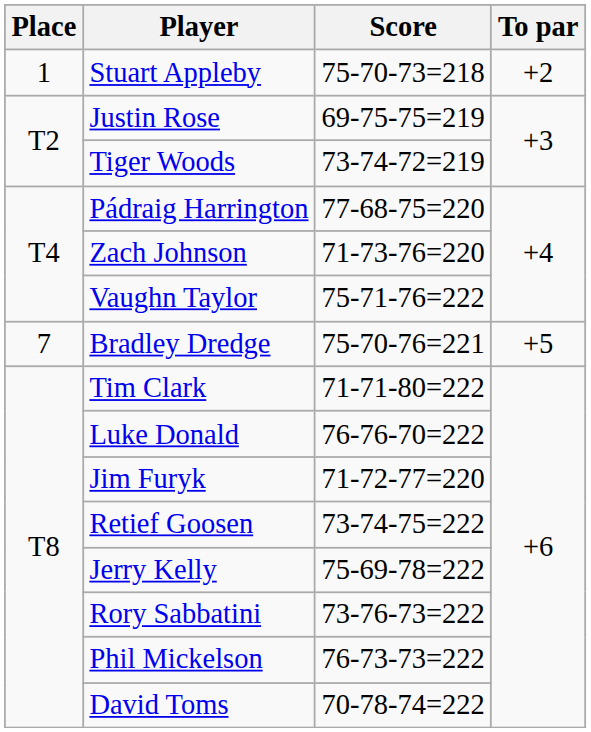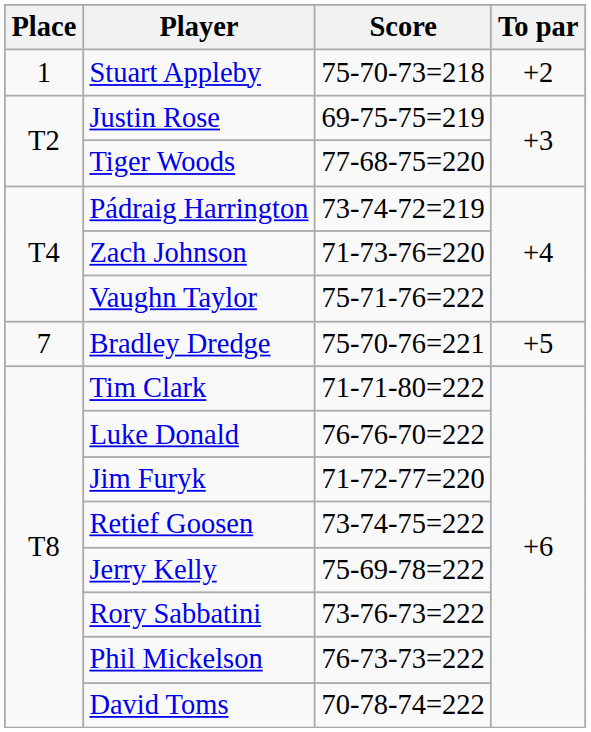(403, 162) 73-74-72=219 -> (403, 162) 77-68-75=220
(403, 207) 77-68-75=220 -> (403, 207) 73-74-72=219
